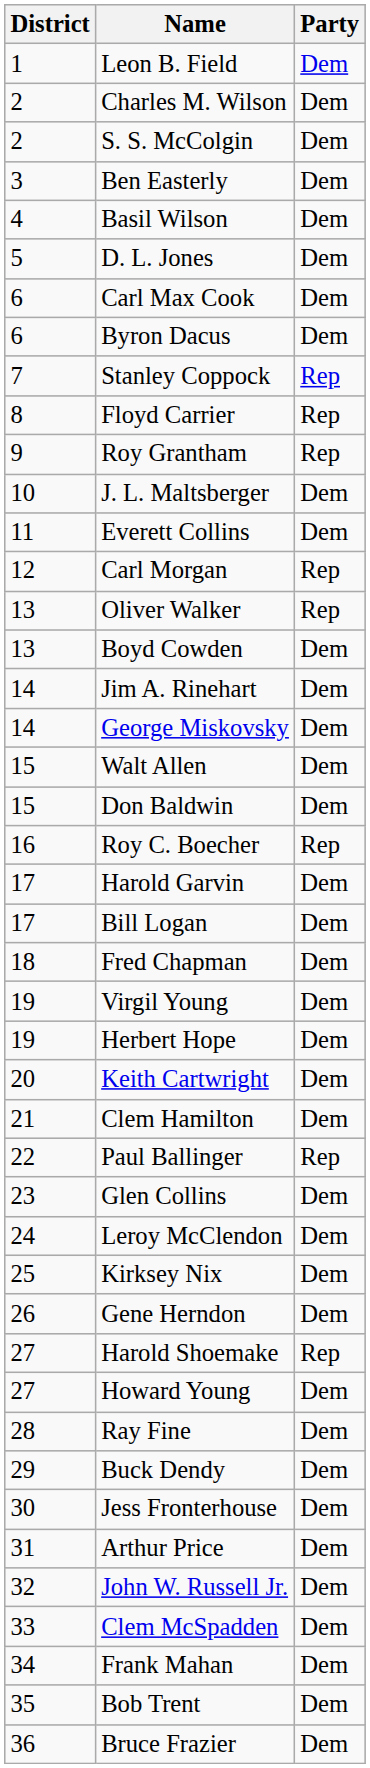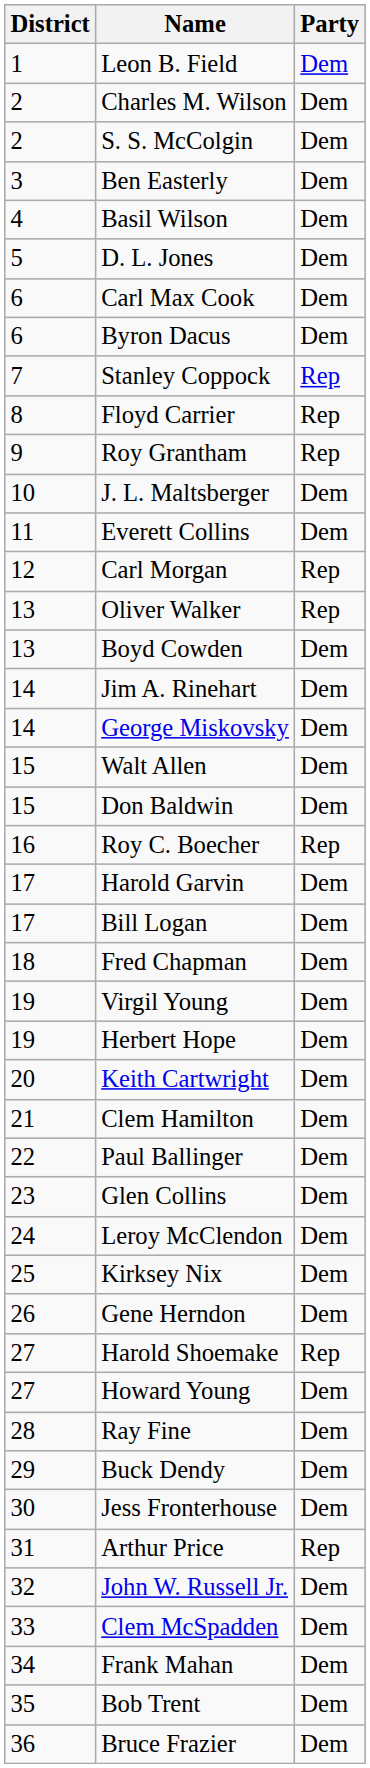(320, 1157) Rep -> (324, 1157) Dem
(324, 1548) Dem -> (320, 1548) Rep
